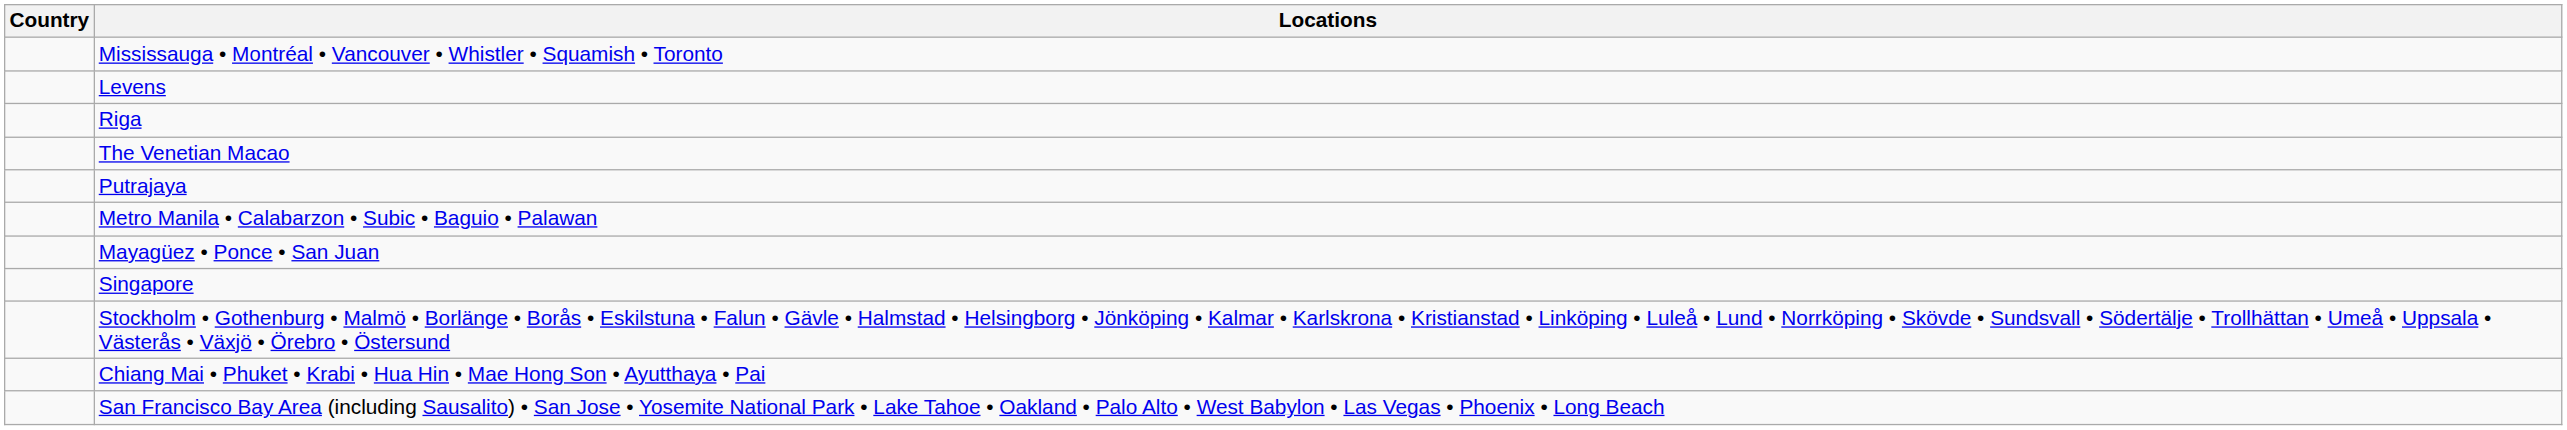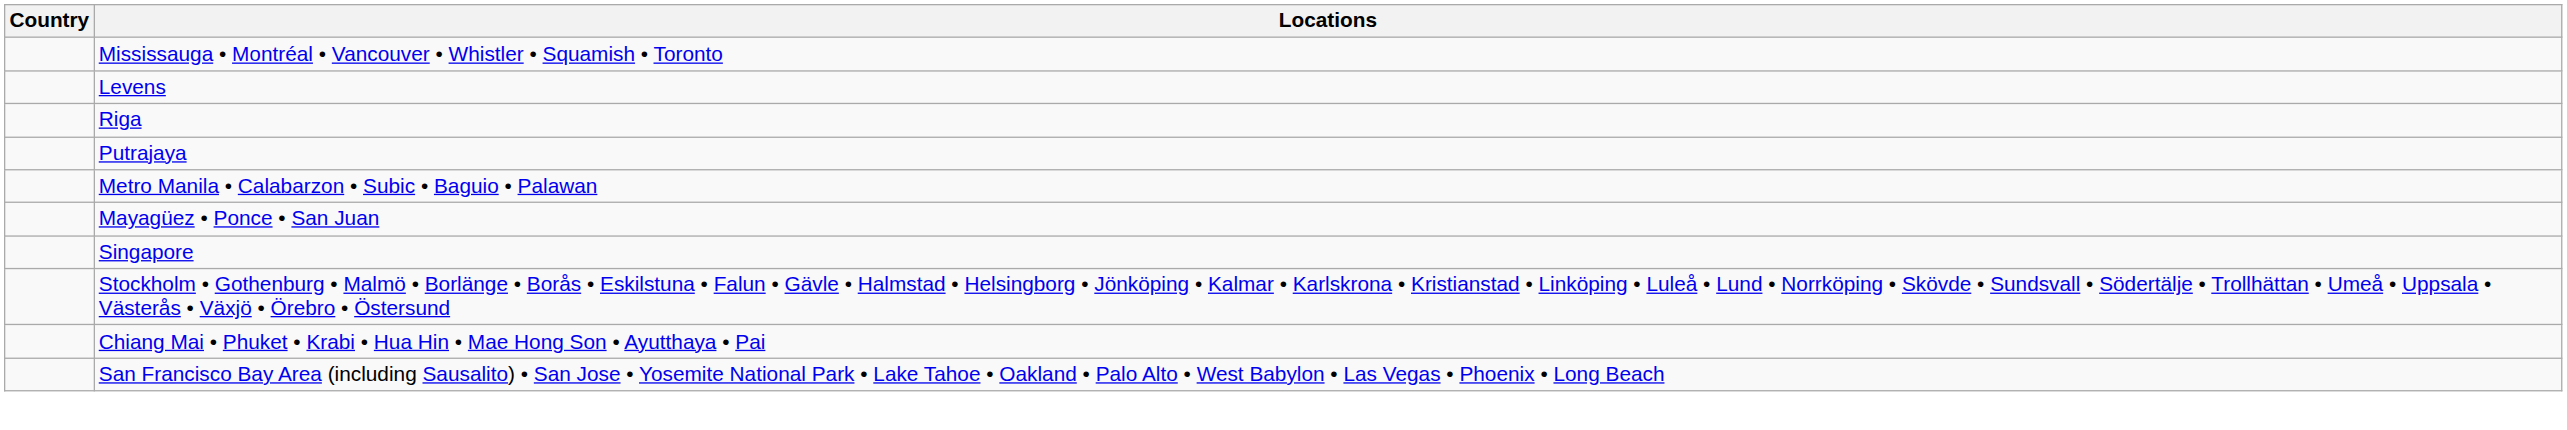- row: (194, 152)
